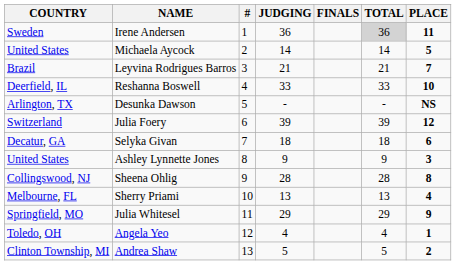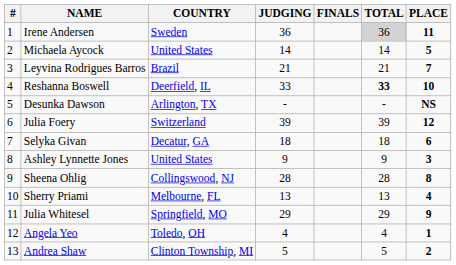columns swapped: (247, 13) <-> (58, 13)
(384, 86) normal -> (384, 86) bold
